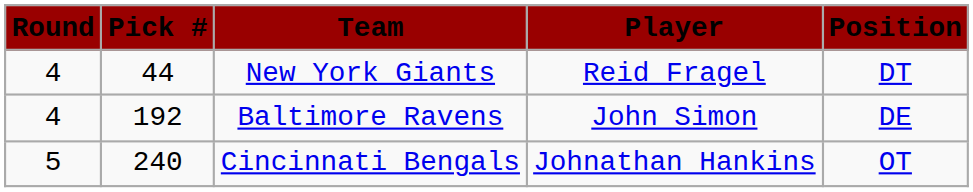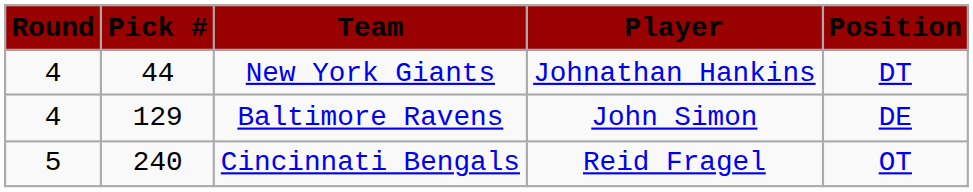(674, 73) Reid Fragel -> (674, 73) Johnathan Hankins
(158, 118) 192 -> (158, 118) 129
(674, 163) Johnathan Hankins -> (674, 163) Reid Fragel
